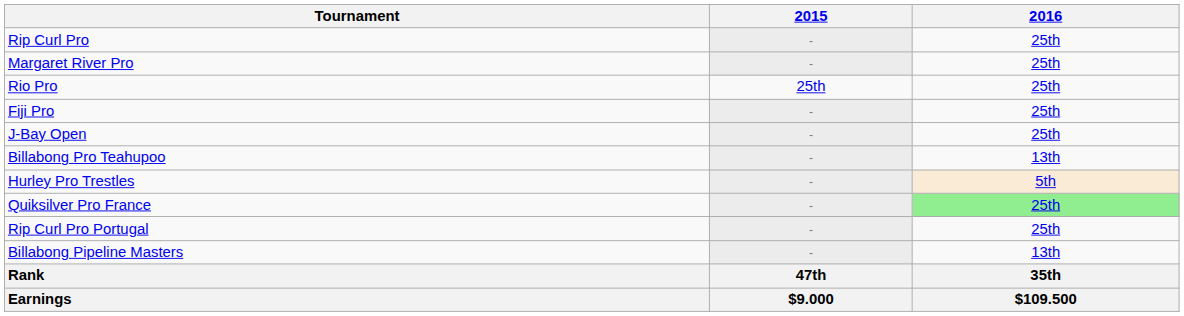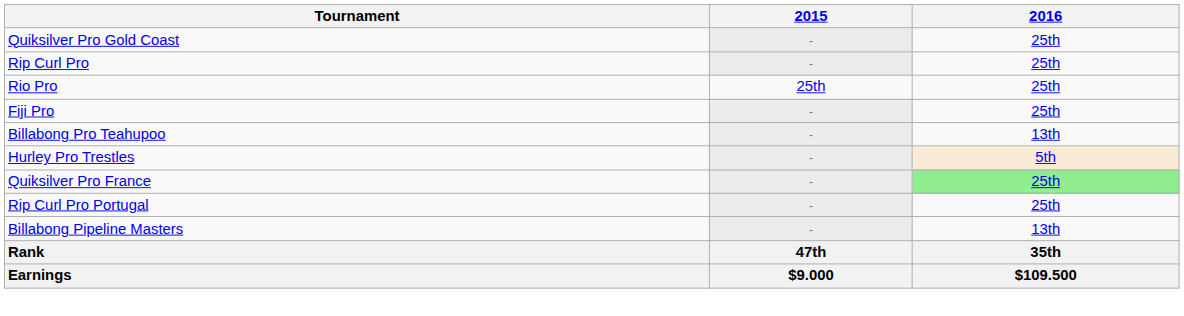+ row: (93, 39)
- row: (71, 63)
- row: (47, 134)
